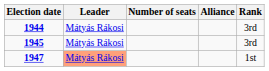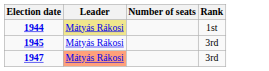- column: (218, 12)
(95, 27) no background -> (95, 27) khaki background
(250, 27) 3rd -> (212, 27) 1st
(250, 58) 1st -> (212, 58) 3rd
